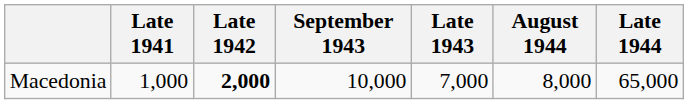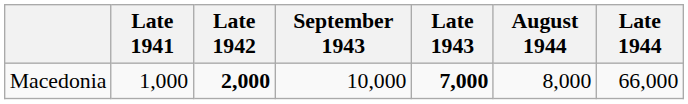(464, 80) normal -> (464, 80) bold
(648, 80) 65,000 -> (648, 80) 66,000
